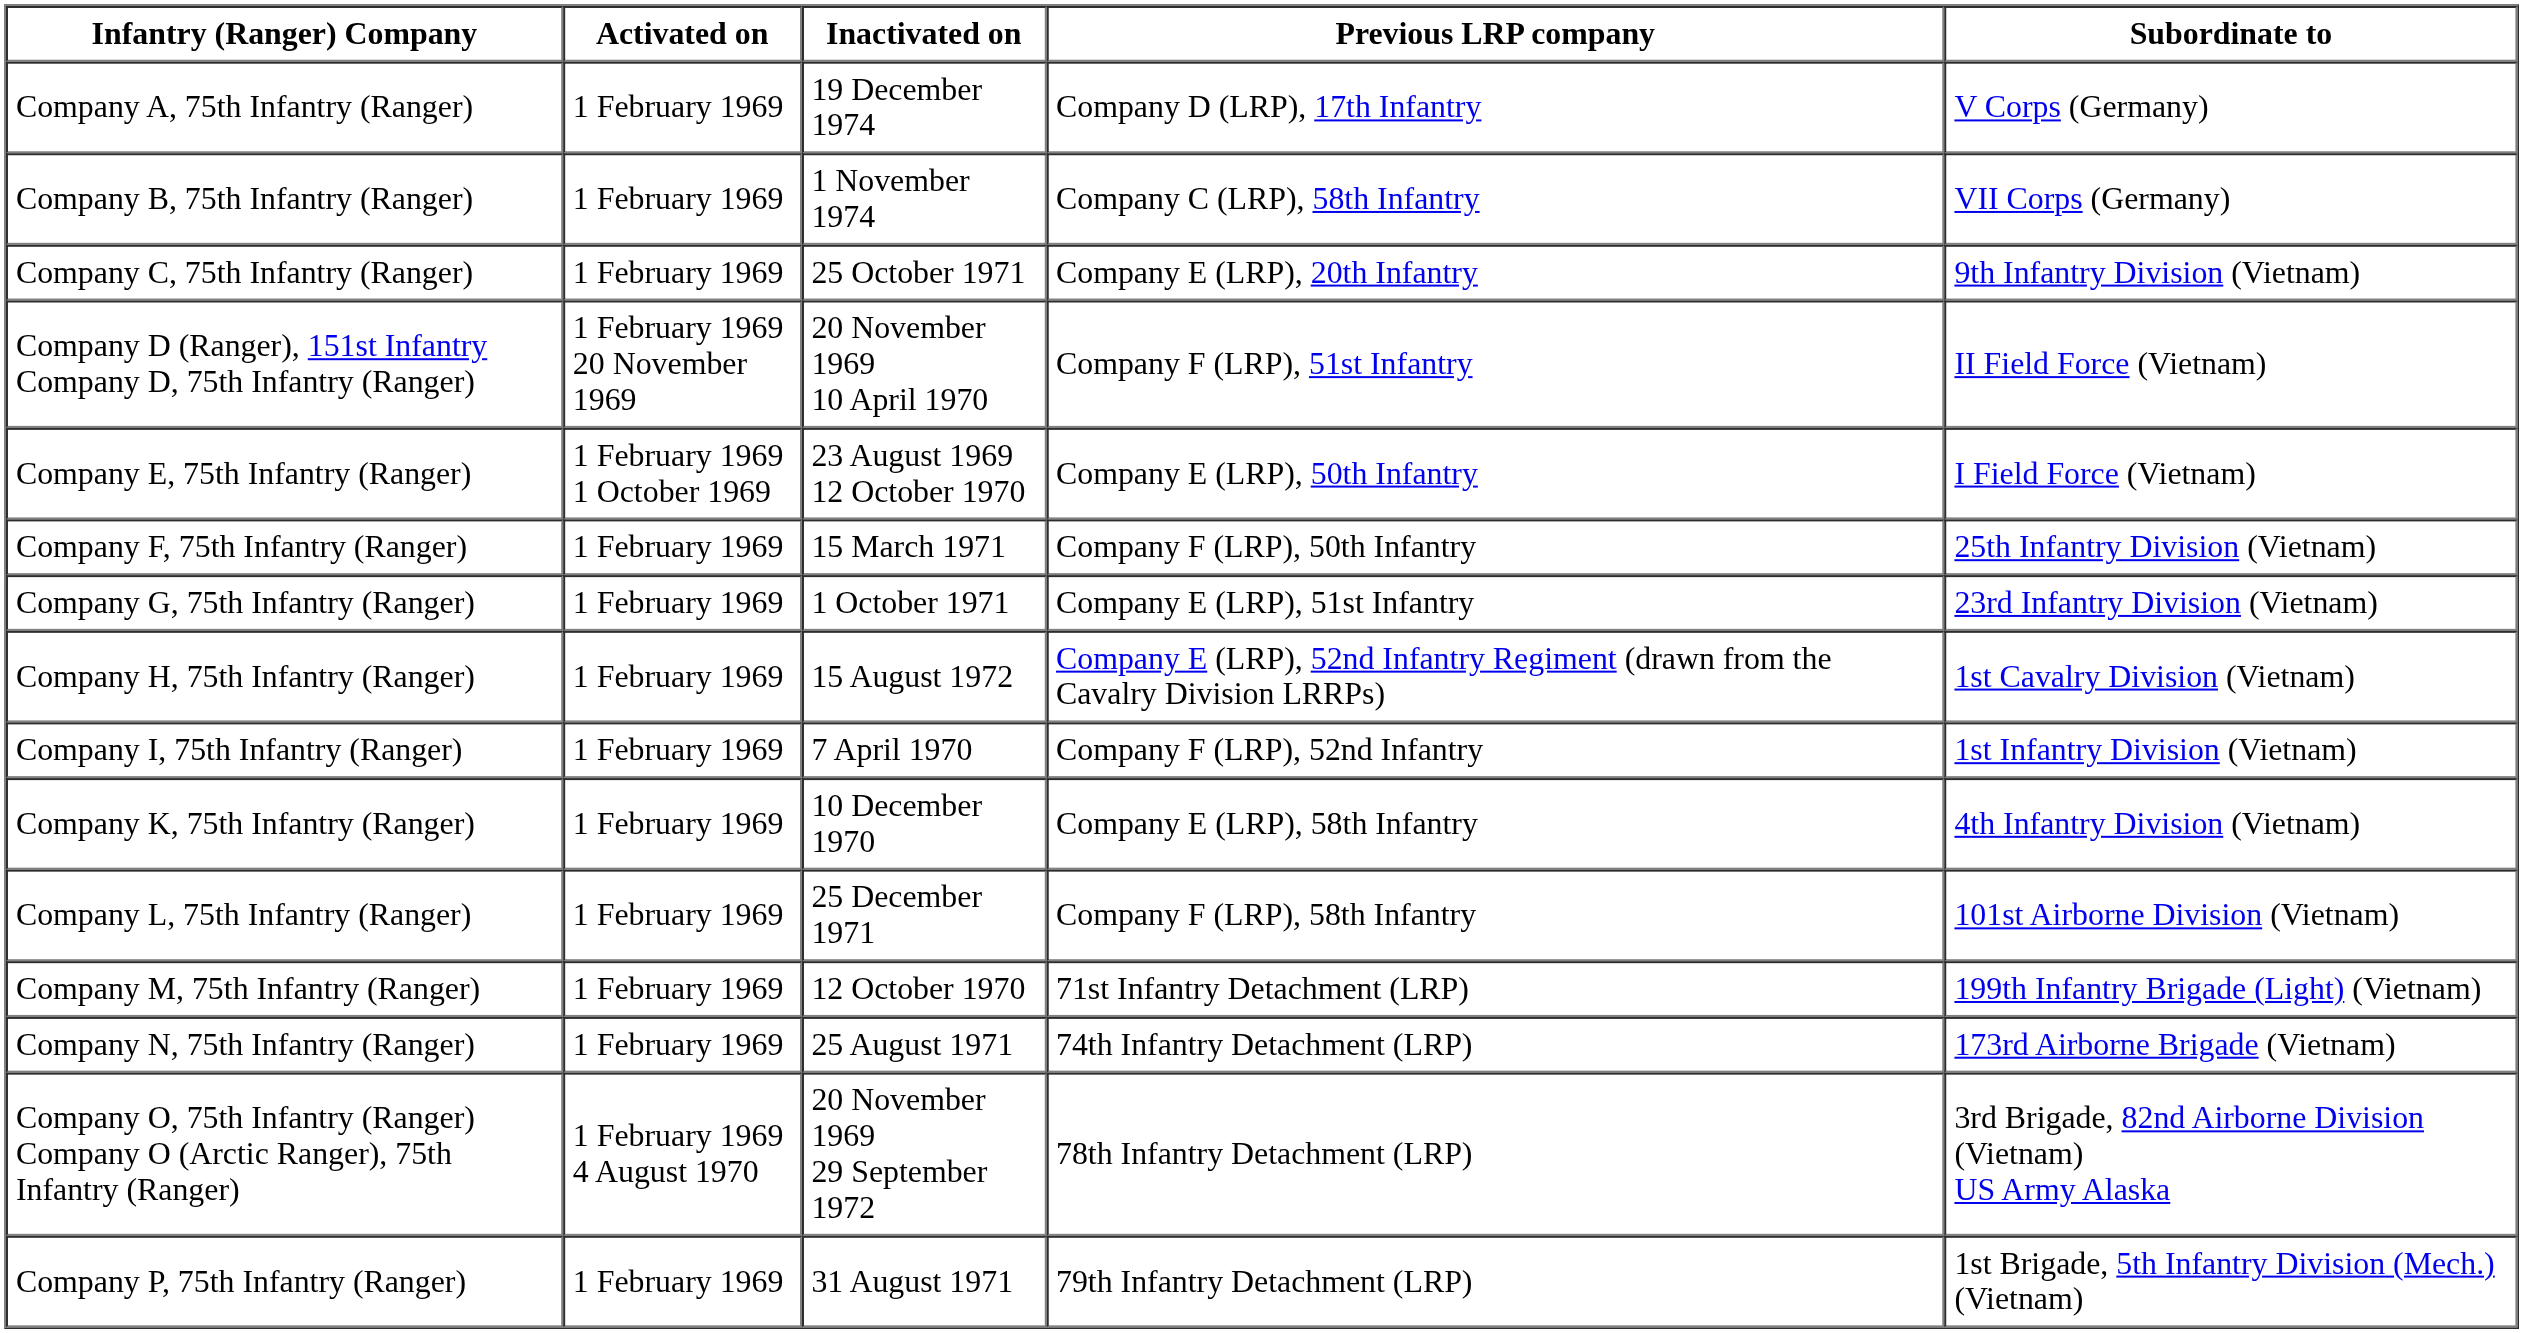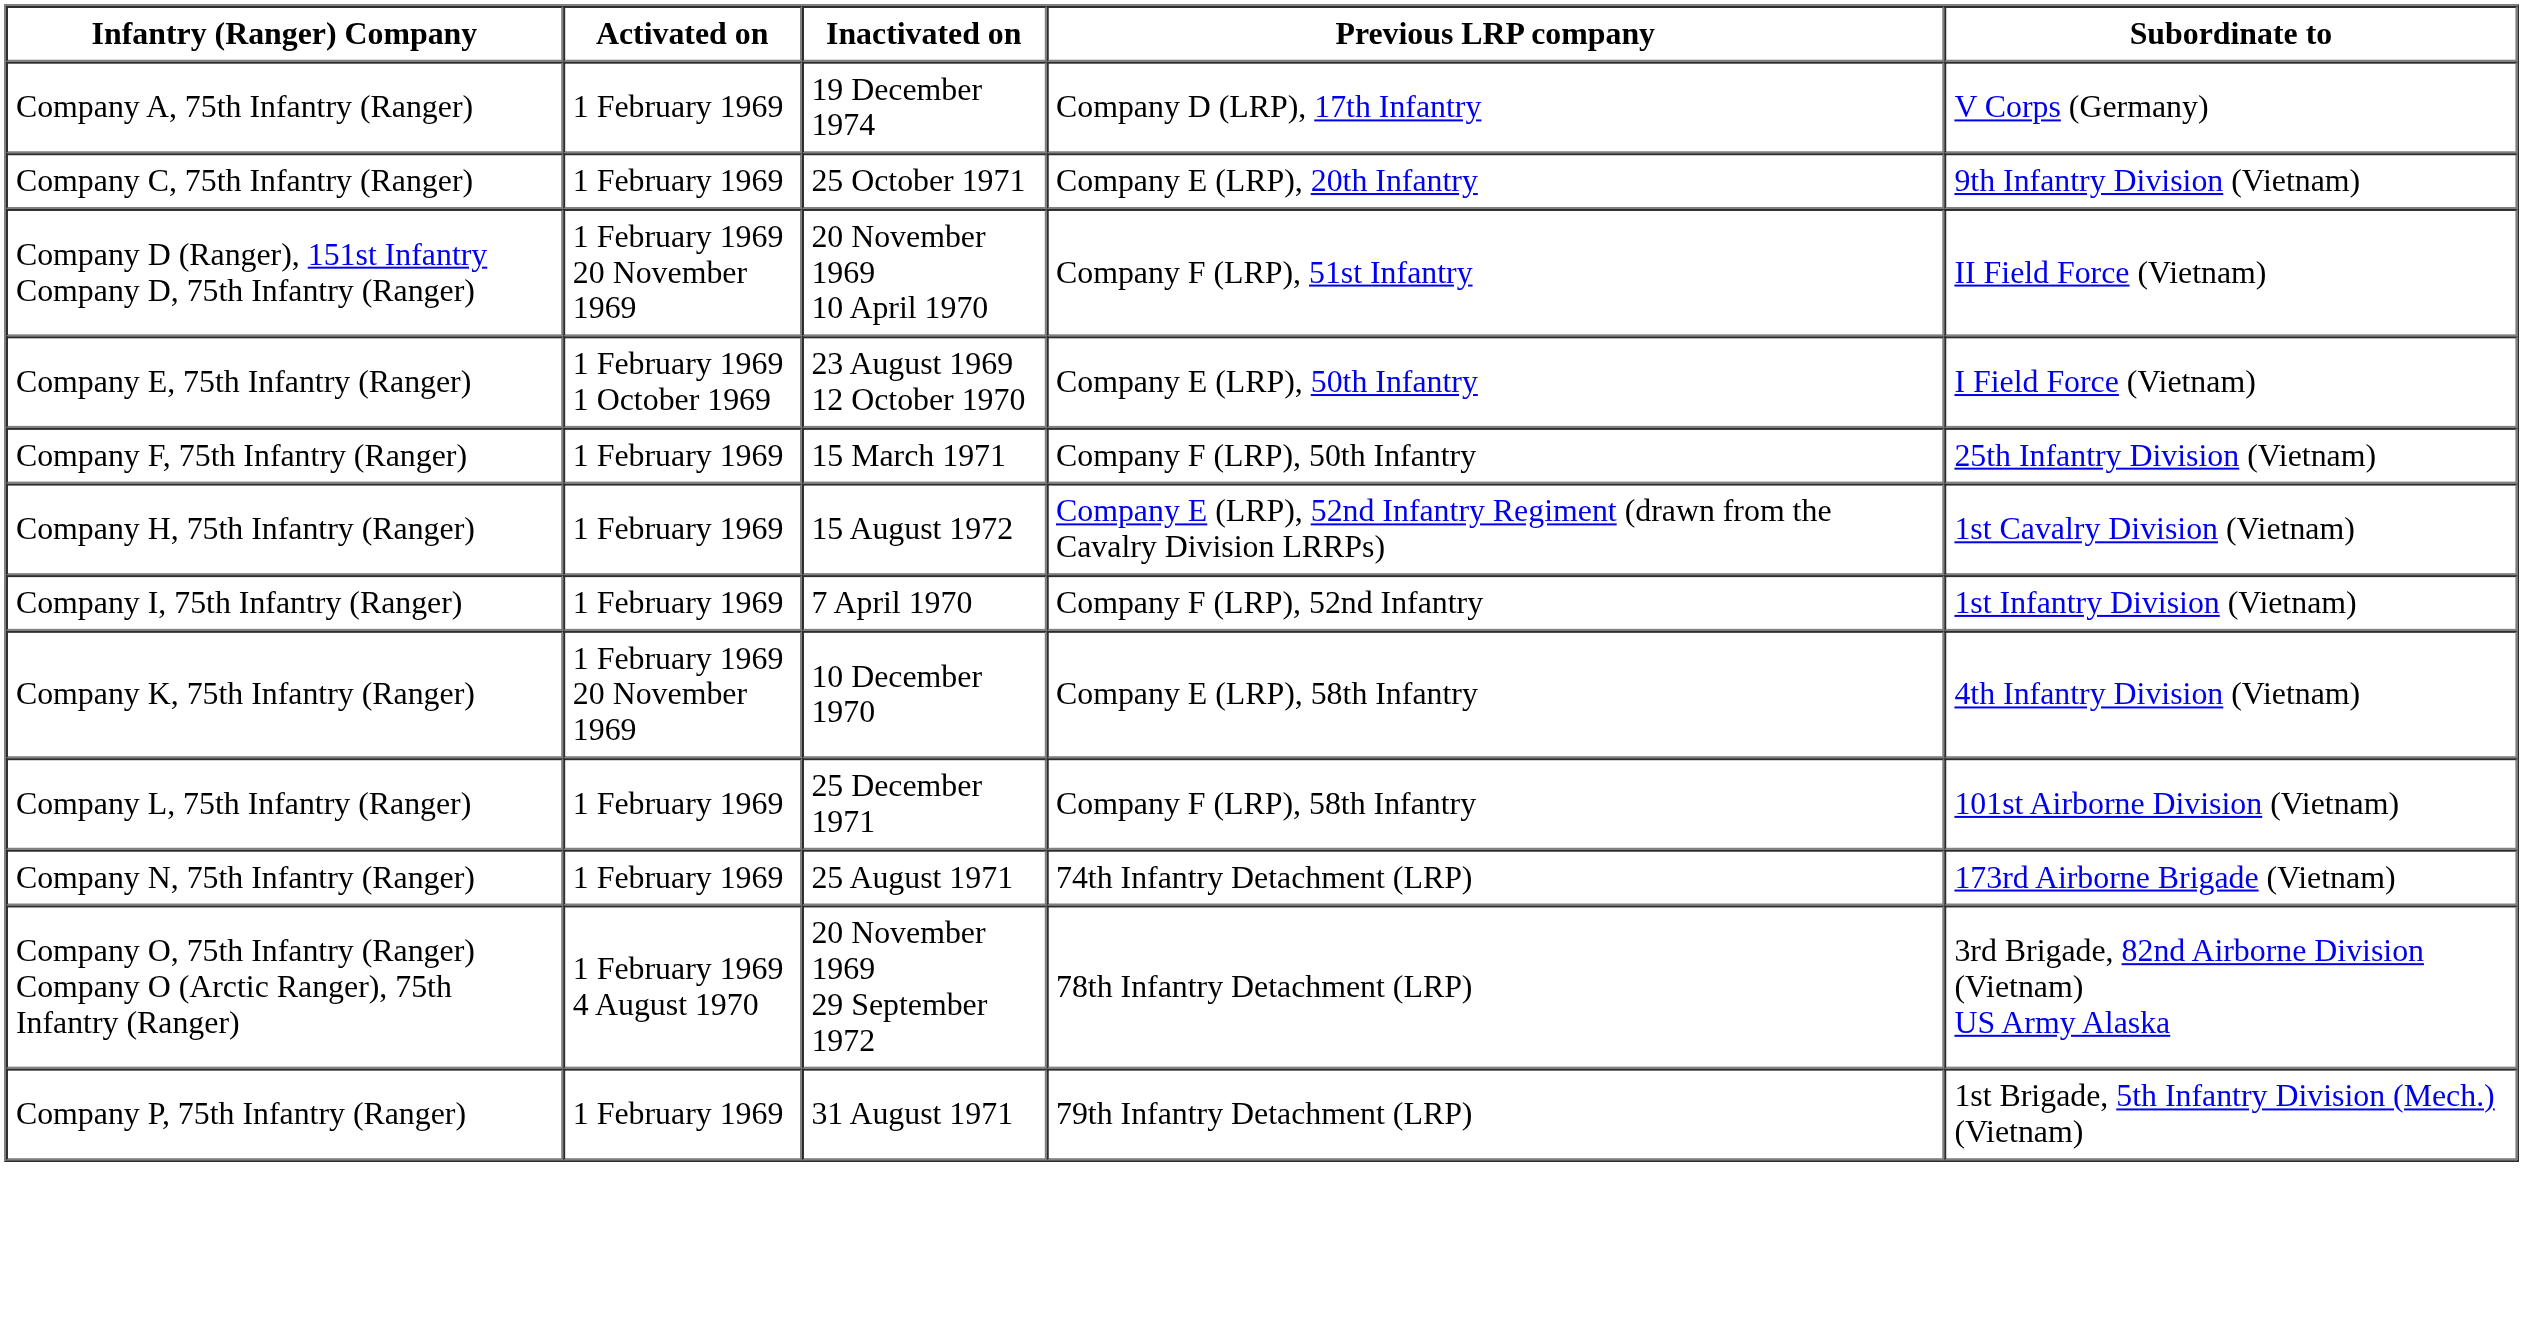- row: (245, 198)
- row: (245, 602)
(678, 823) 1 February 1969 -> (678, 694) 1 February 1969 20 November 1969
- row: (248, 988)
